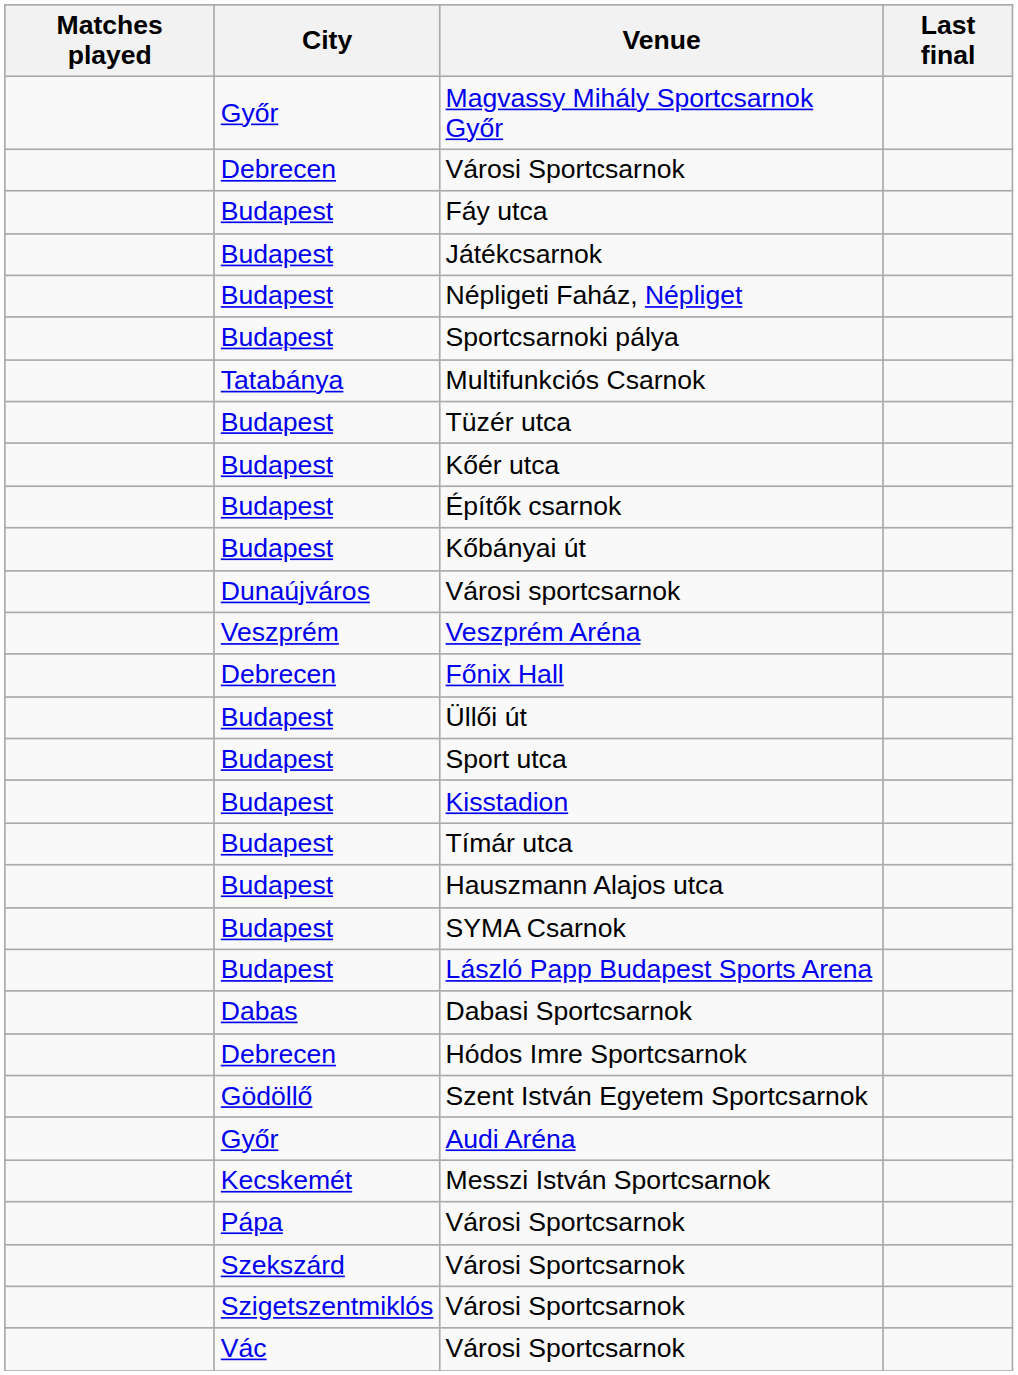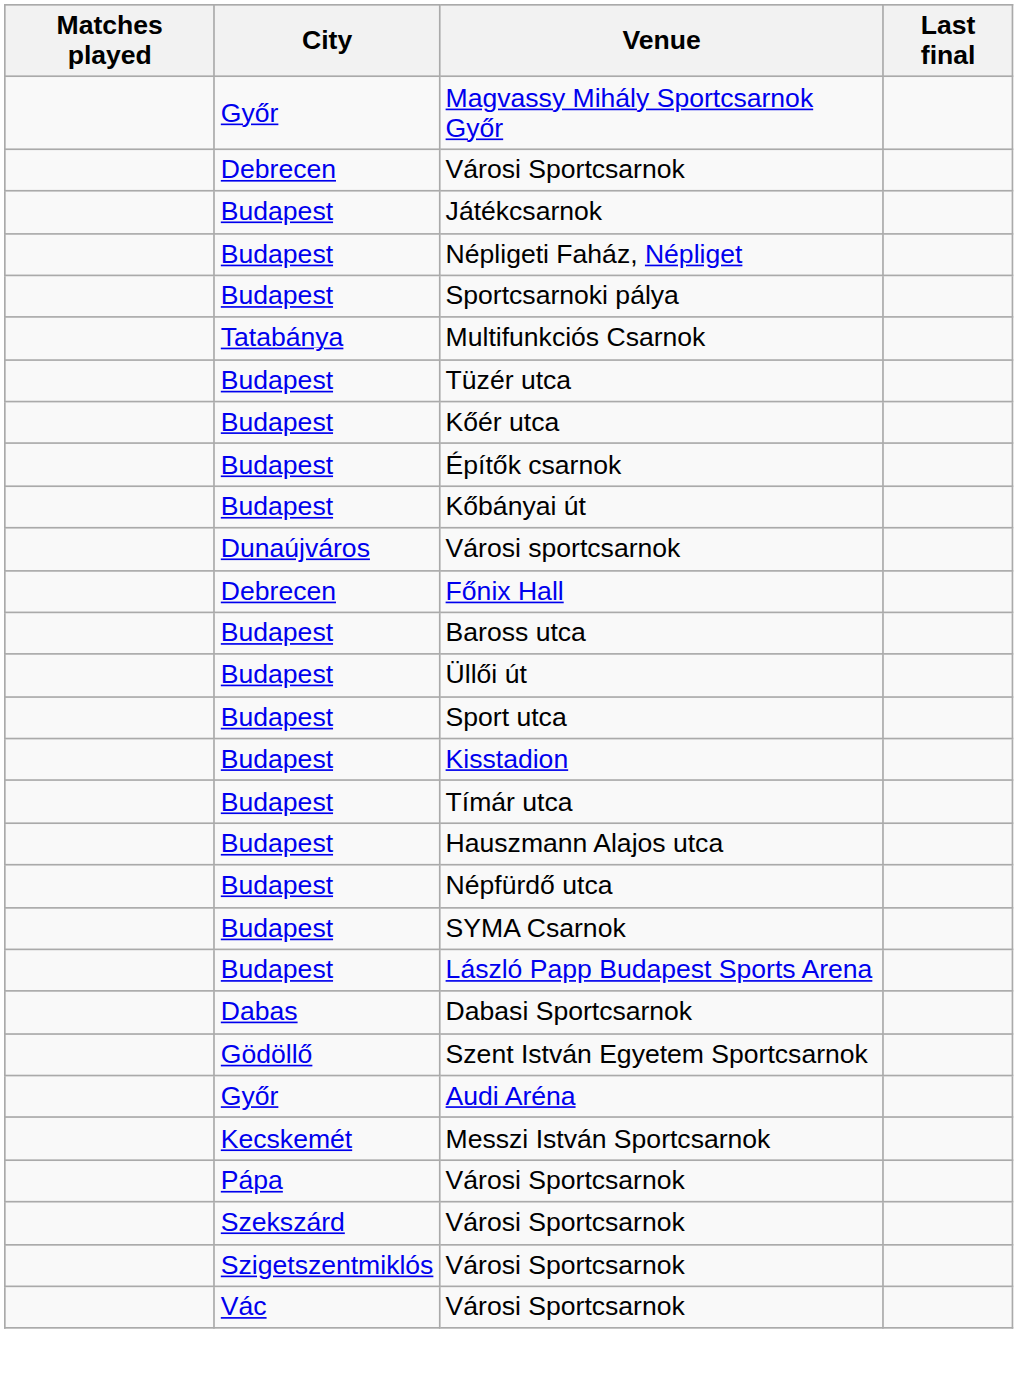- row: (277, 211)
- row: (280, 632)
+ row: (277, 632)
+ row: (277, 885)
- row: (278, 1054)
